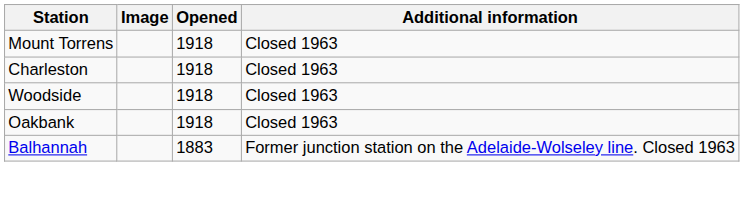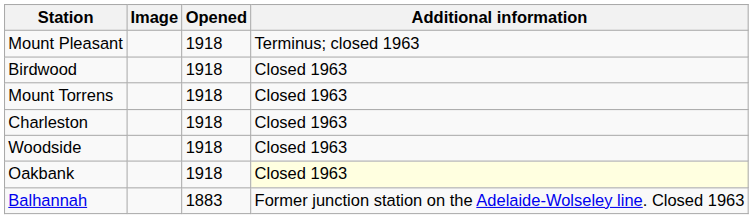+ row: (66, 43)
+ row: (43, 69)
(291, 122) no background -> (301, 174) lightyellow background
